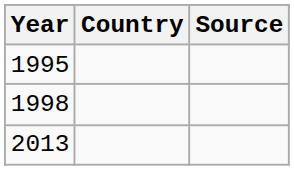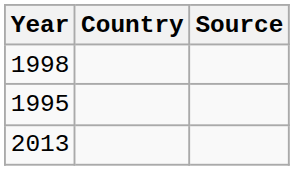rows swapped: (40, 65) <-> (40, 105)
